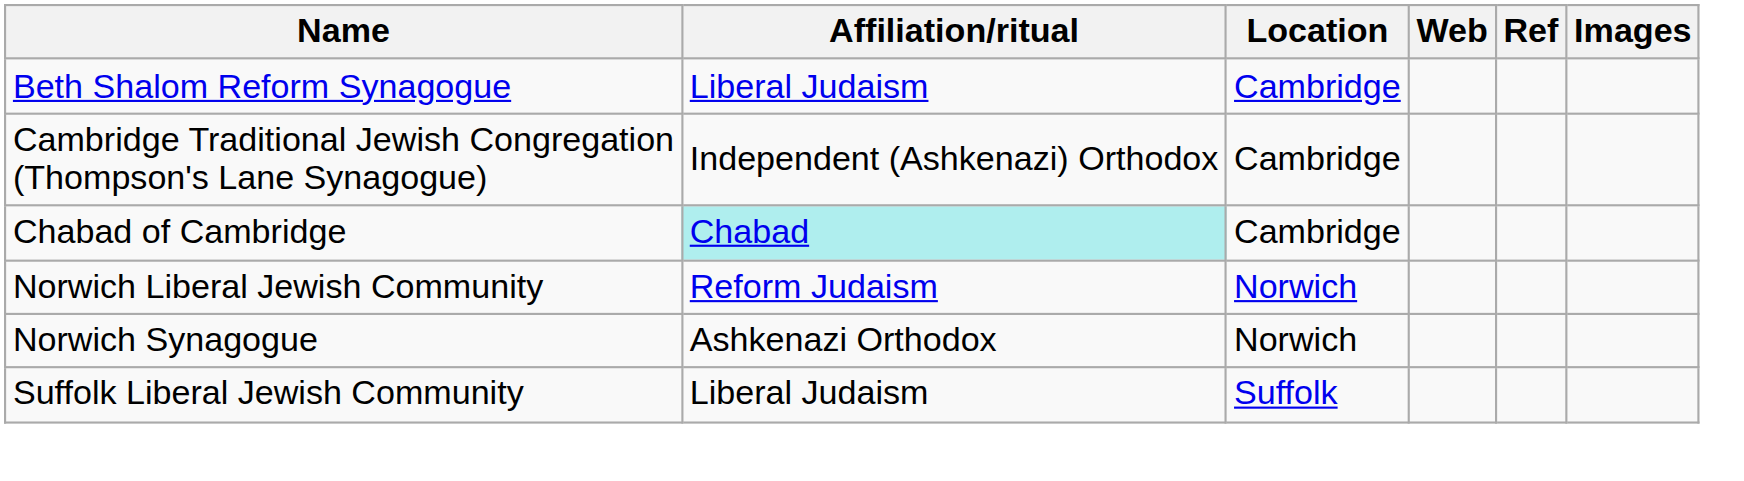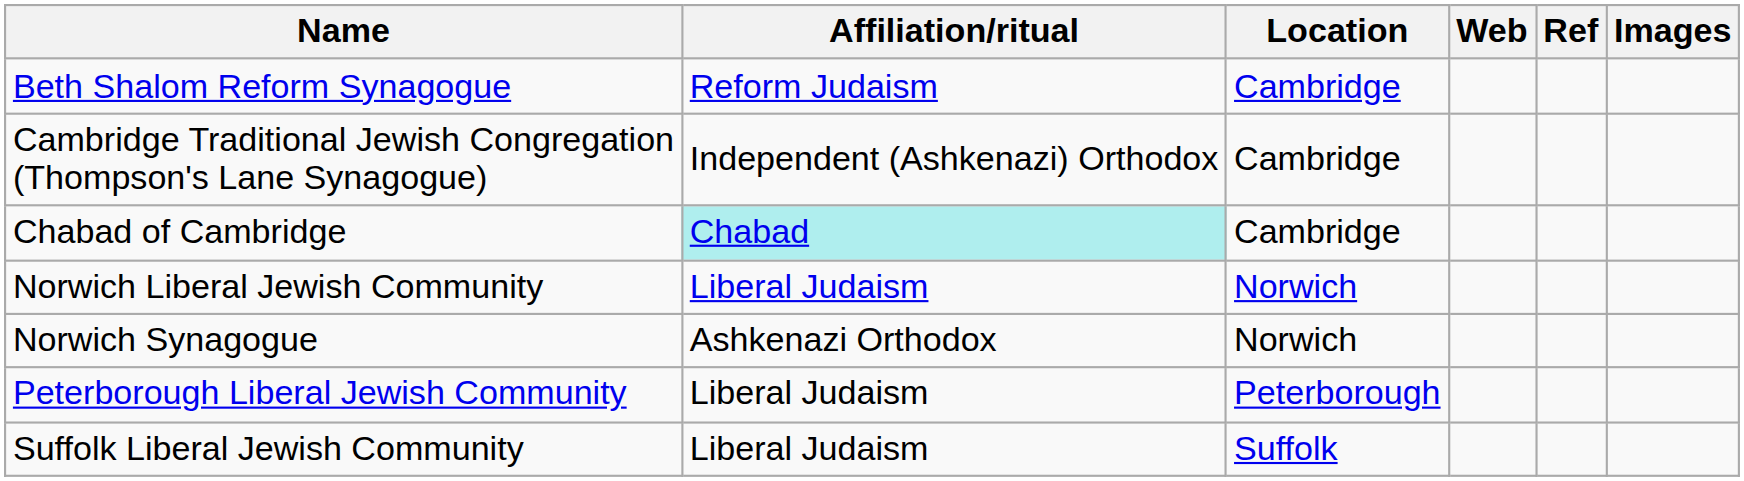(809, 85) Liberal Judaism -> (814, 85) Reform Judaism
(814, 286) Reform Judaism -> (809, 286) Liberal Judaism
+ row: (320, 394)
